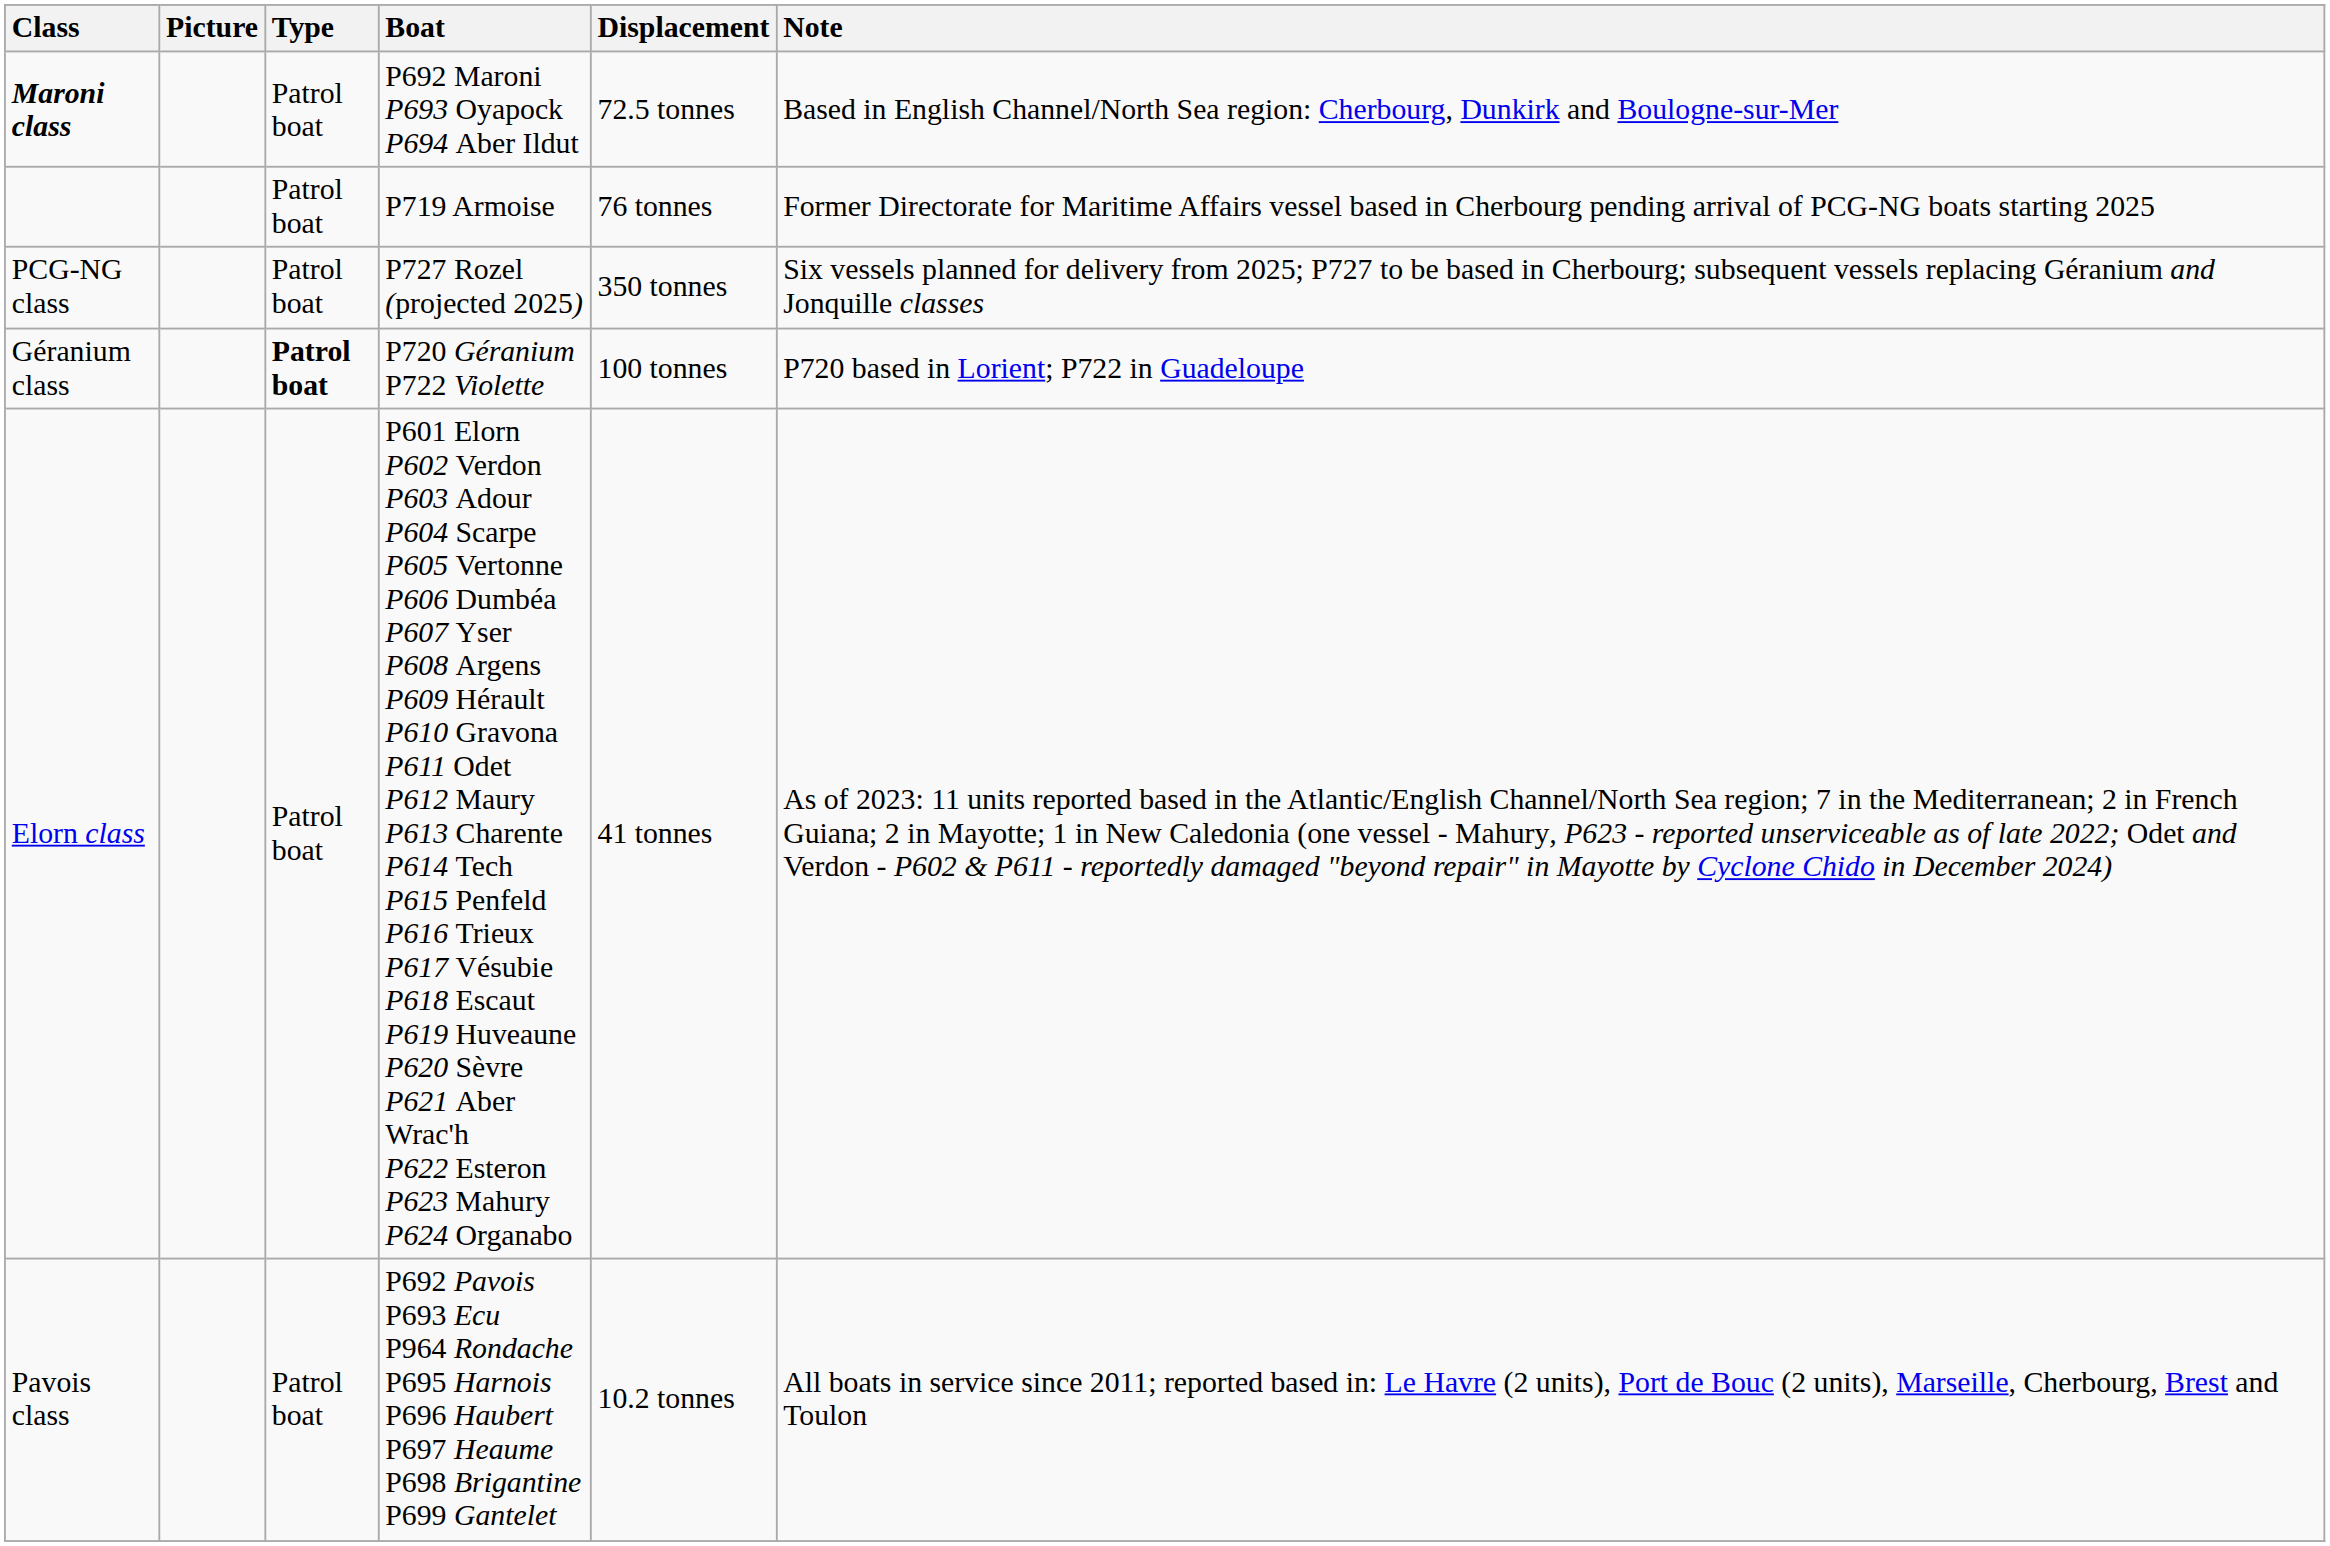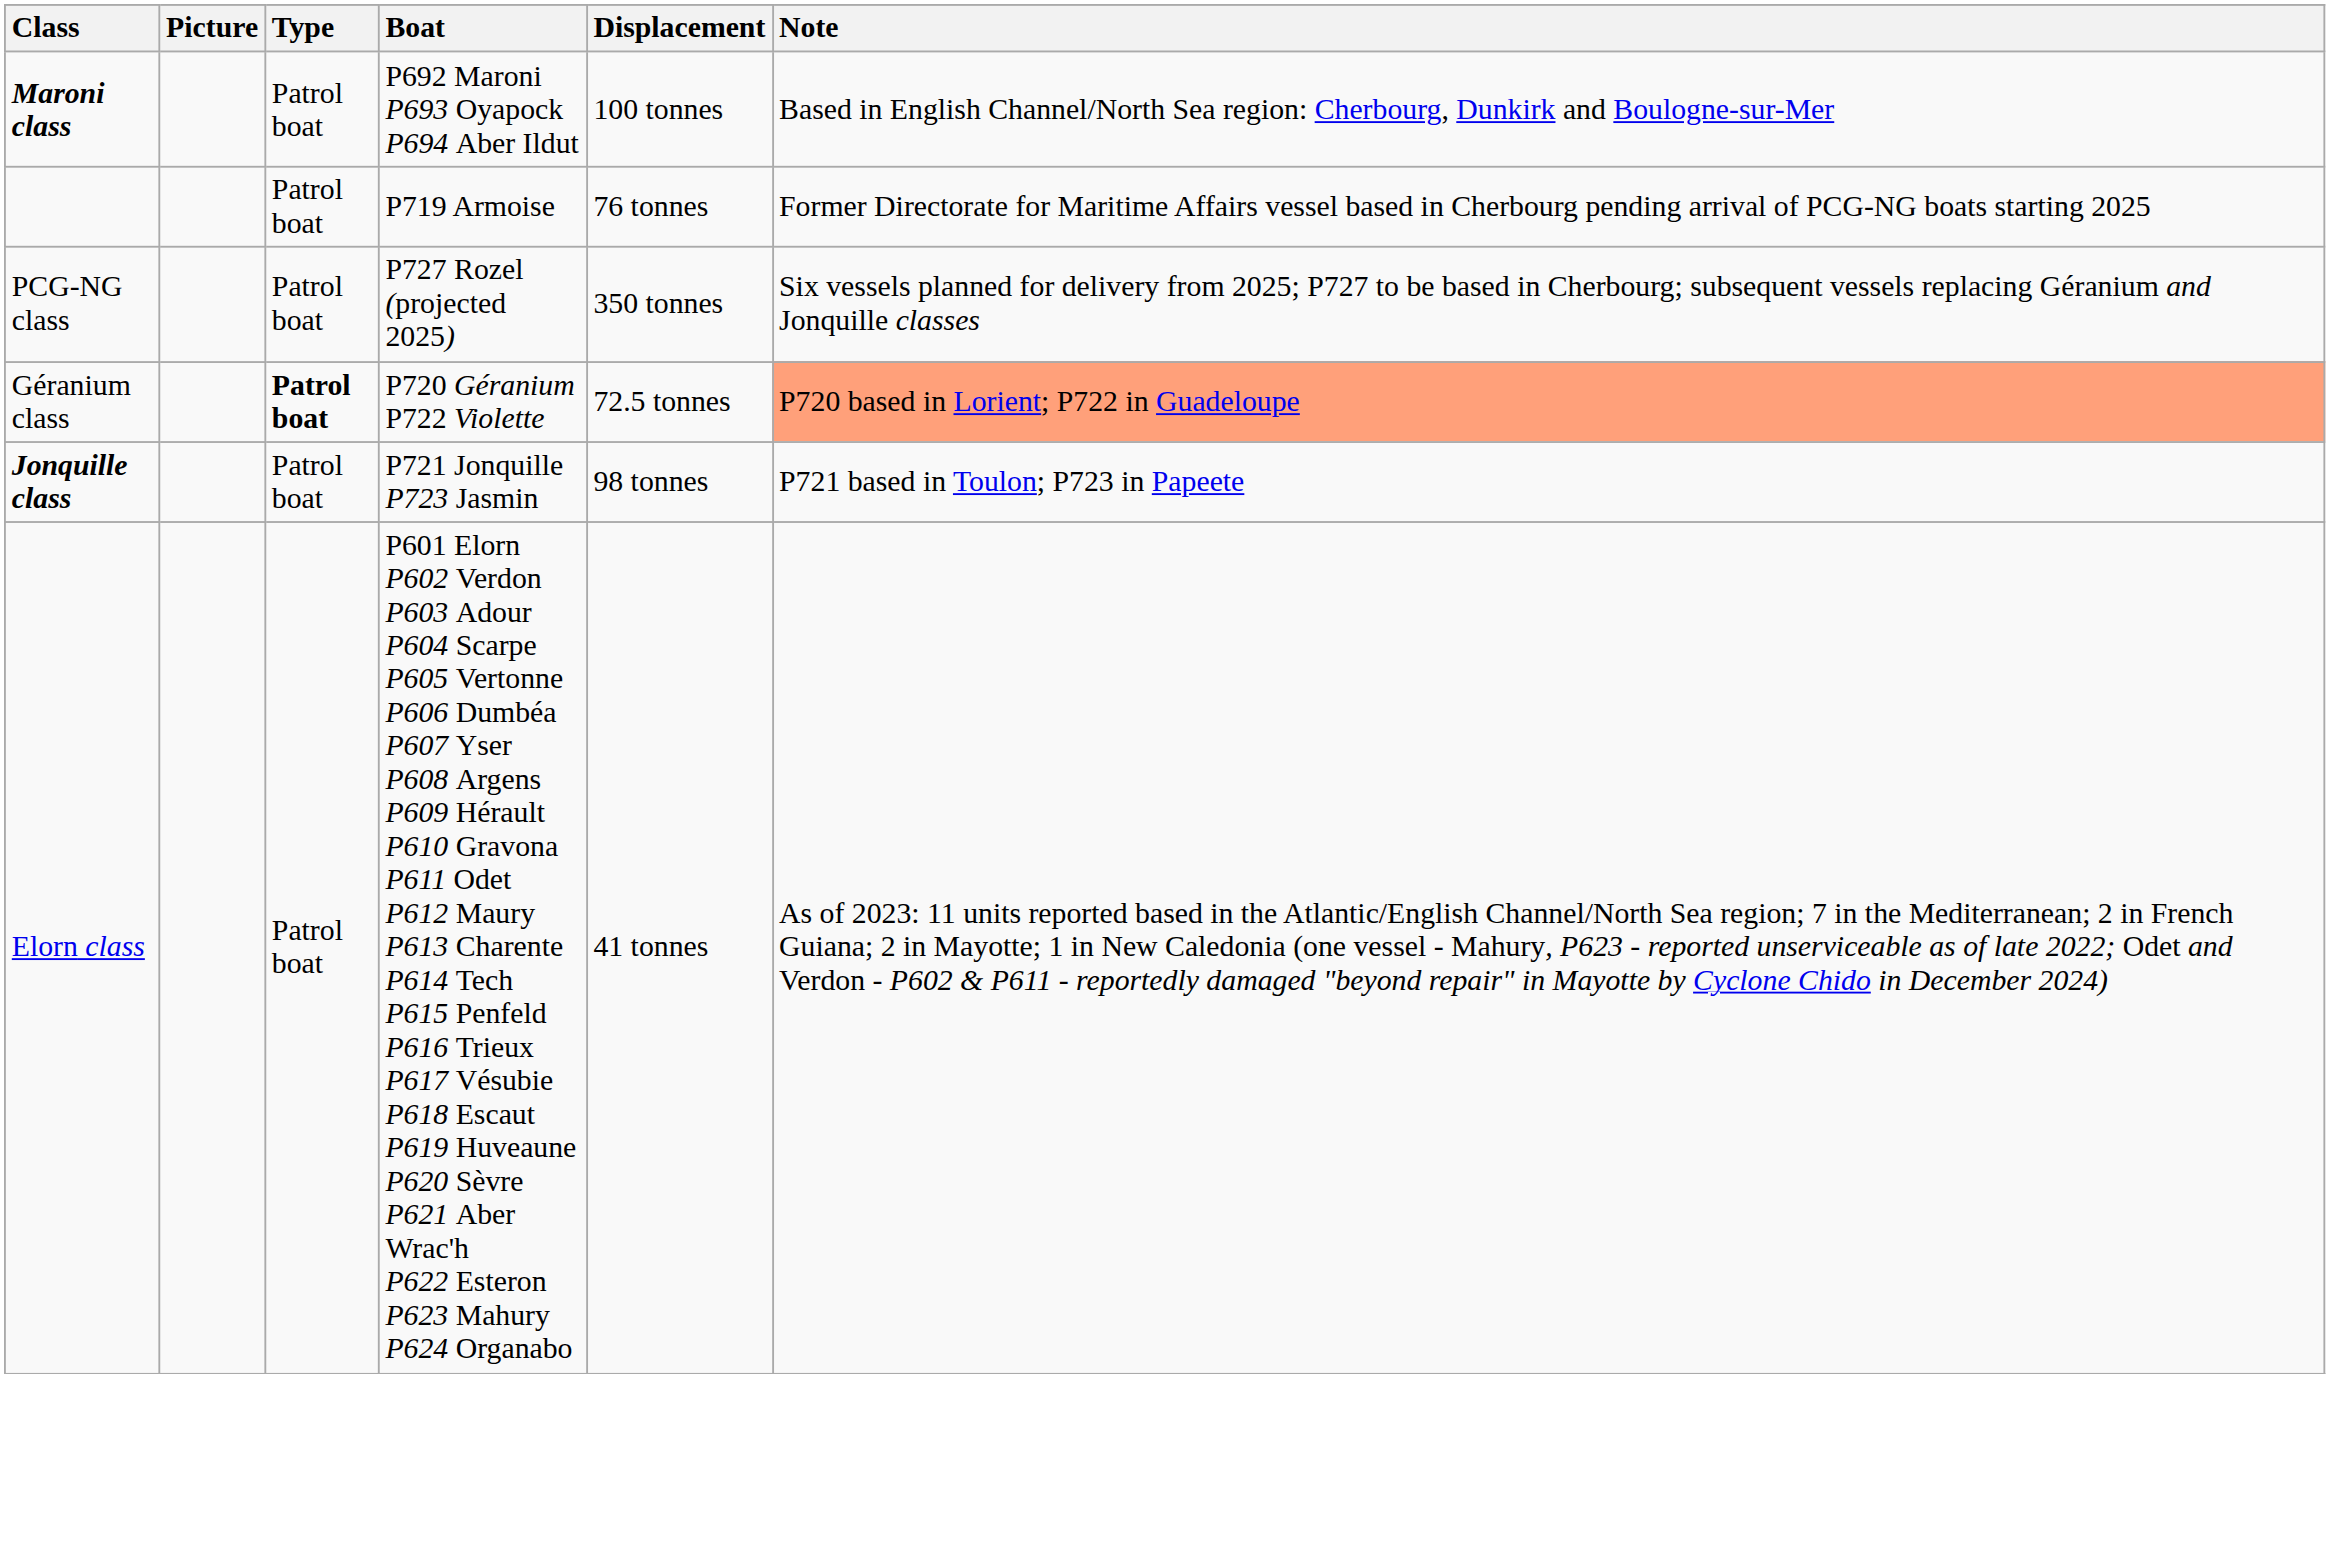(666, 108) 72.5 tonnes -> (658, 108) 100 tonnes
(662, 367) 100 tonnes -> (662, 401) 72.5 tonnes
(1044, 367) no background -> (1039, 401) lightsalmon background
+ row: (70, 481)
- row: (51, 1399)
